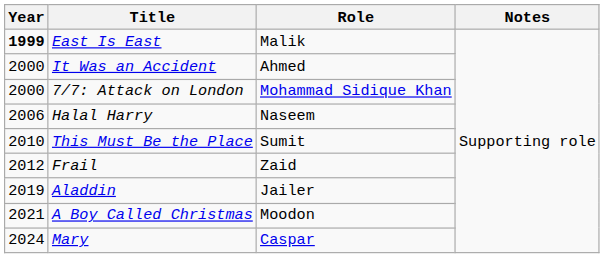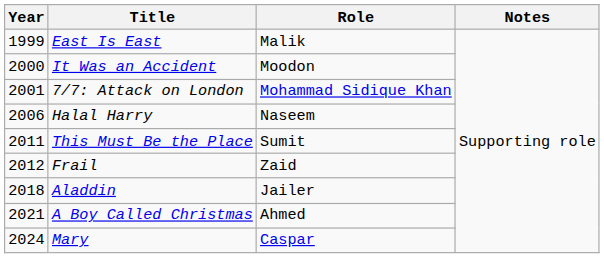(26, 42) bold -> (26, 42) normal
(283, 67) Ahmed -> (287, 67) Moodon
(26, 91) 2000 -> (26, 91) 2001
(26, 141) 2010 -> (26, 141) 2011
(26, 191) 2019 -> (26, 191) 2018
(287, 215) Moodon -> (283, 215) Ahmed
